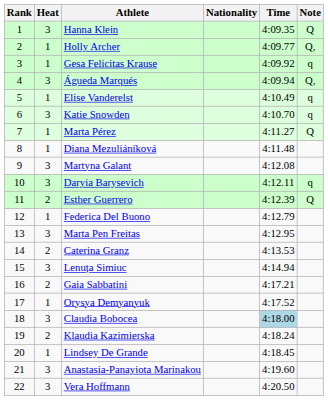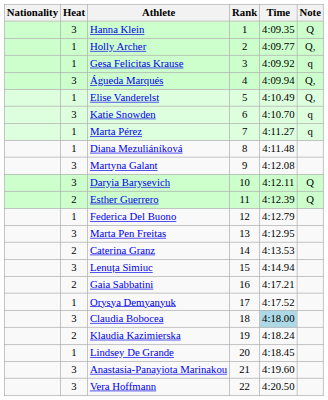columns swapped: (19, 13) <-> (232, 13)
(310, 98) q -> (310, 98) Q,
(310, 132) Q -> (310, 132) q
(310, 183) q -> (310, 183) Q
